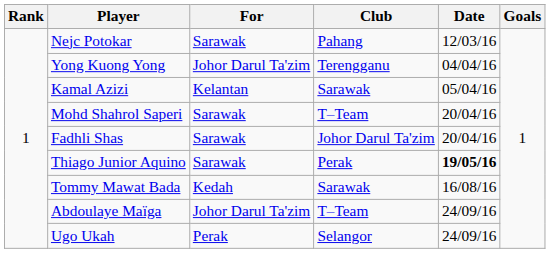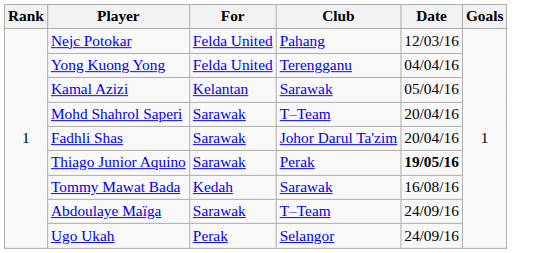(219, 41) Sarawak -> (233, 41) Felda United
(252, 65) Johor Darul Ta'zim -> (233, 65) Felda United
(252, 211) Johor Darul Ta'zim -> (219, 211) Sarawak
